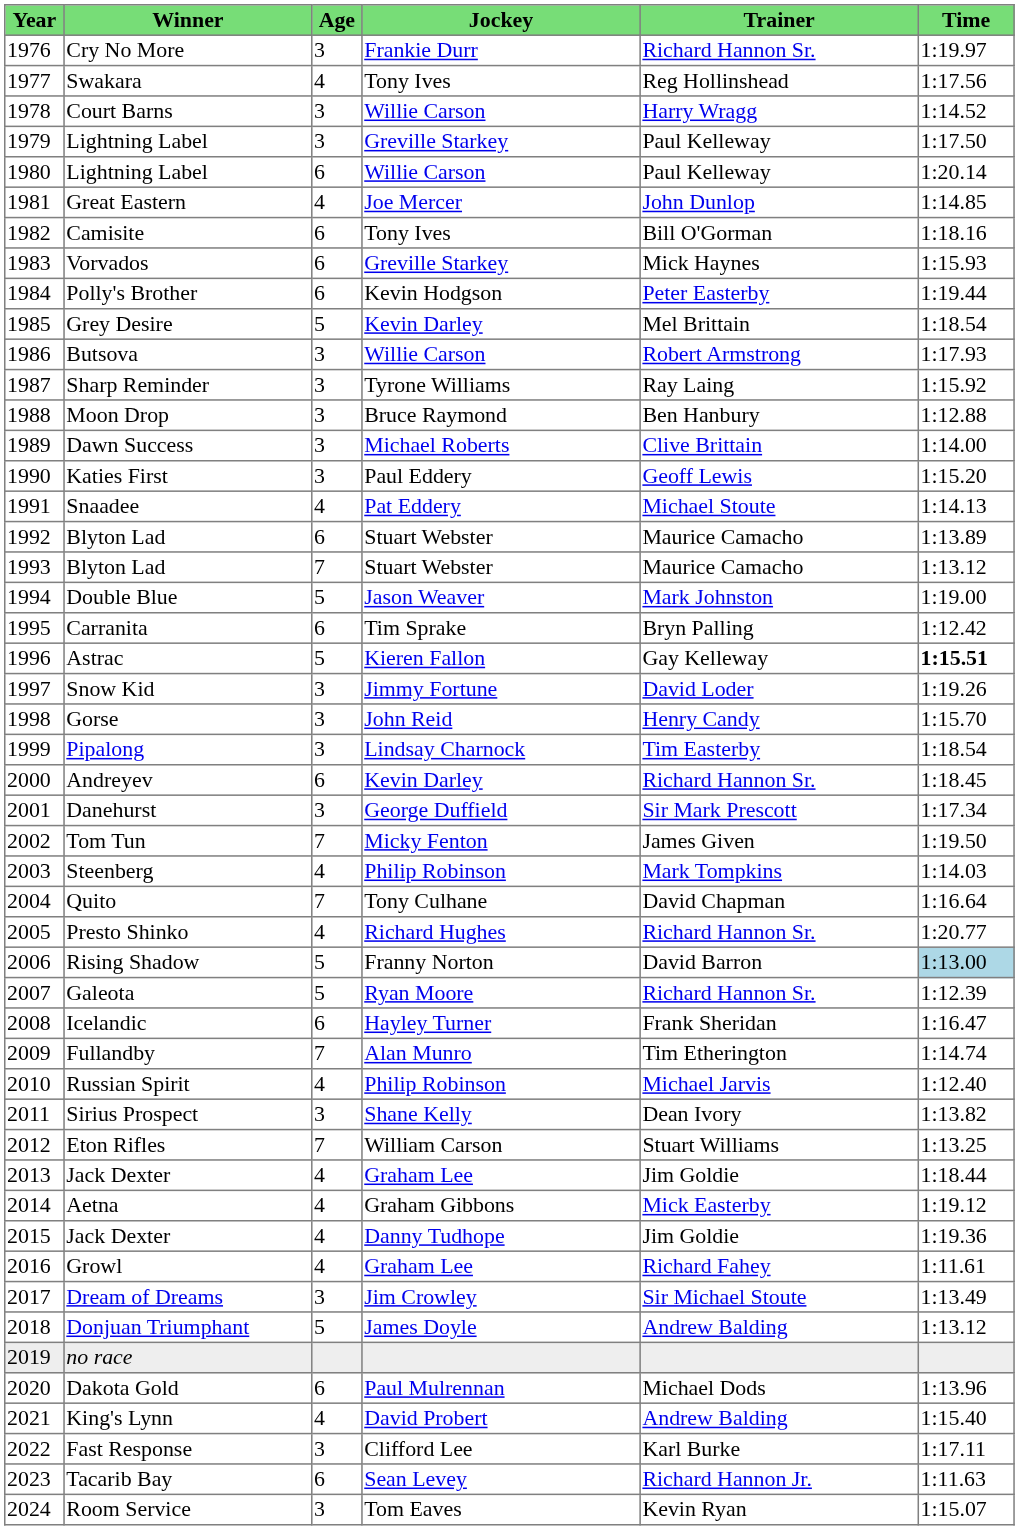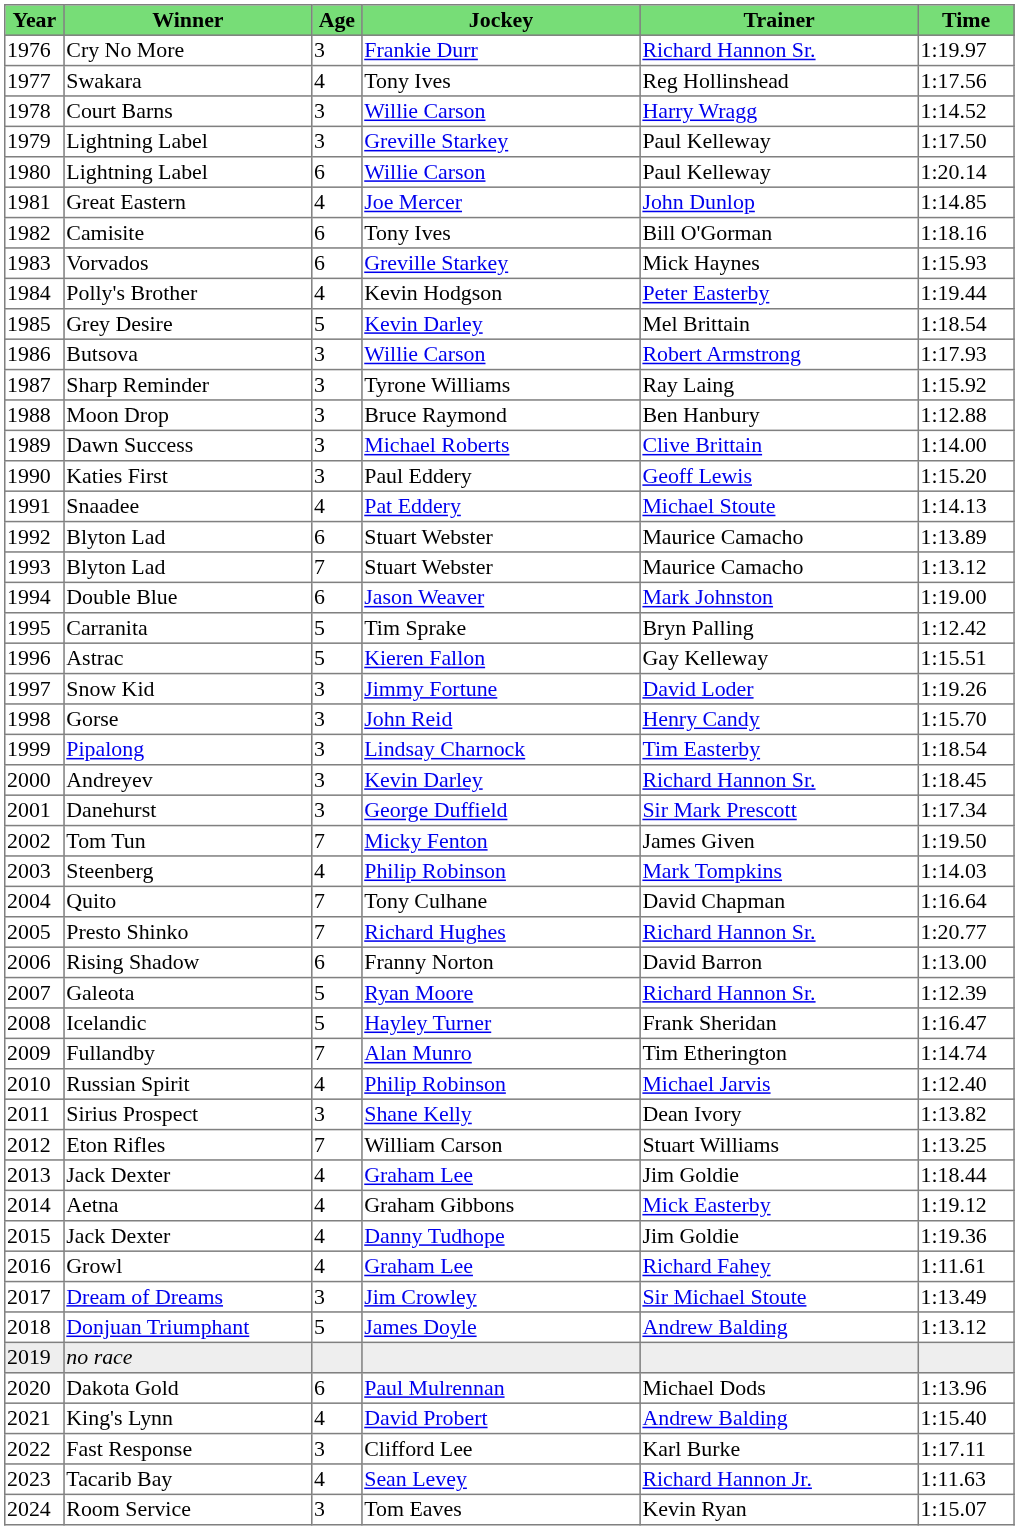(320, 293) 6 -> (320, 293) 4
(320, 597) 5 -> (320, 597) 6
(320, 627) 6 -> (320, 627) 5
(954, 658) bold -> (954, 658) normal
(320, 779) 6 -> (320, 779) 3
(320, 931) 4 -> (320, 931) 7
(320, 962) 5 -> (320, 962) 6
(954, 962) lightblue background -> (954, 962) no background
(320, 1022) 6 -> (320, 1022) 5
(320, 1478) 6 -> (320, 1478) 4
